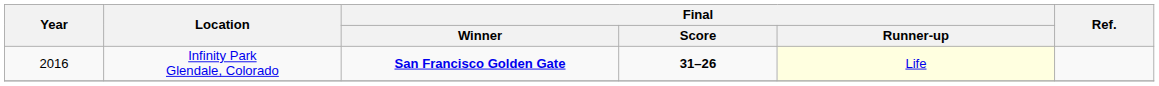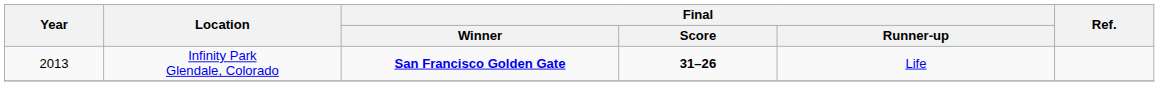(54, 64) 2016 -> (54, 64) 2013
(916, 64) lightyellow background -> (916, 64) no background
